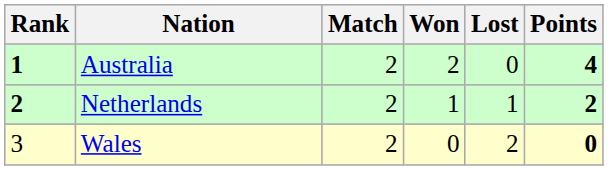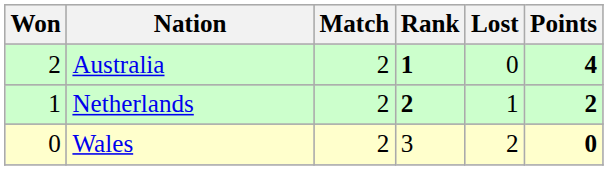columns swapped: (40, 24) <-> (434, 24)
